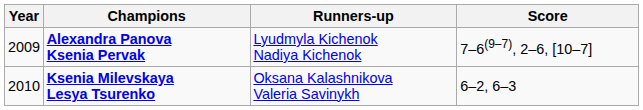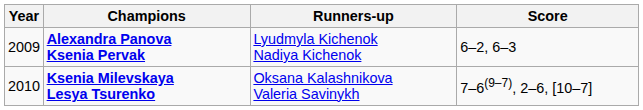(526, 47) 7–6(9–7), 2–6, [10–7] -> (488, 47) 6–2, 6–3
(488, 86) 6–2, 6–3 -> (526, 86) 7–6(9–7), 2–6, [10–7]
